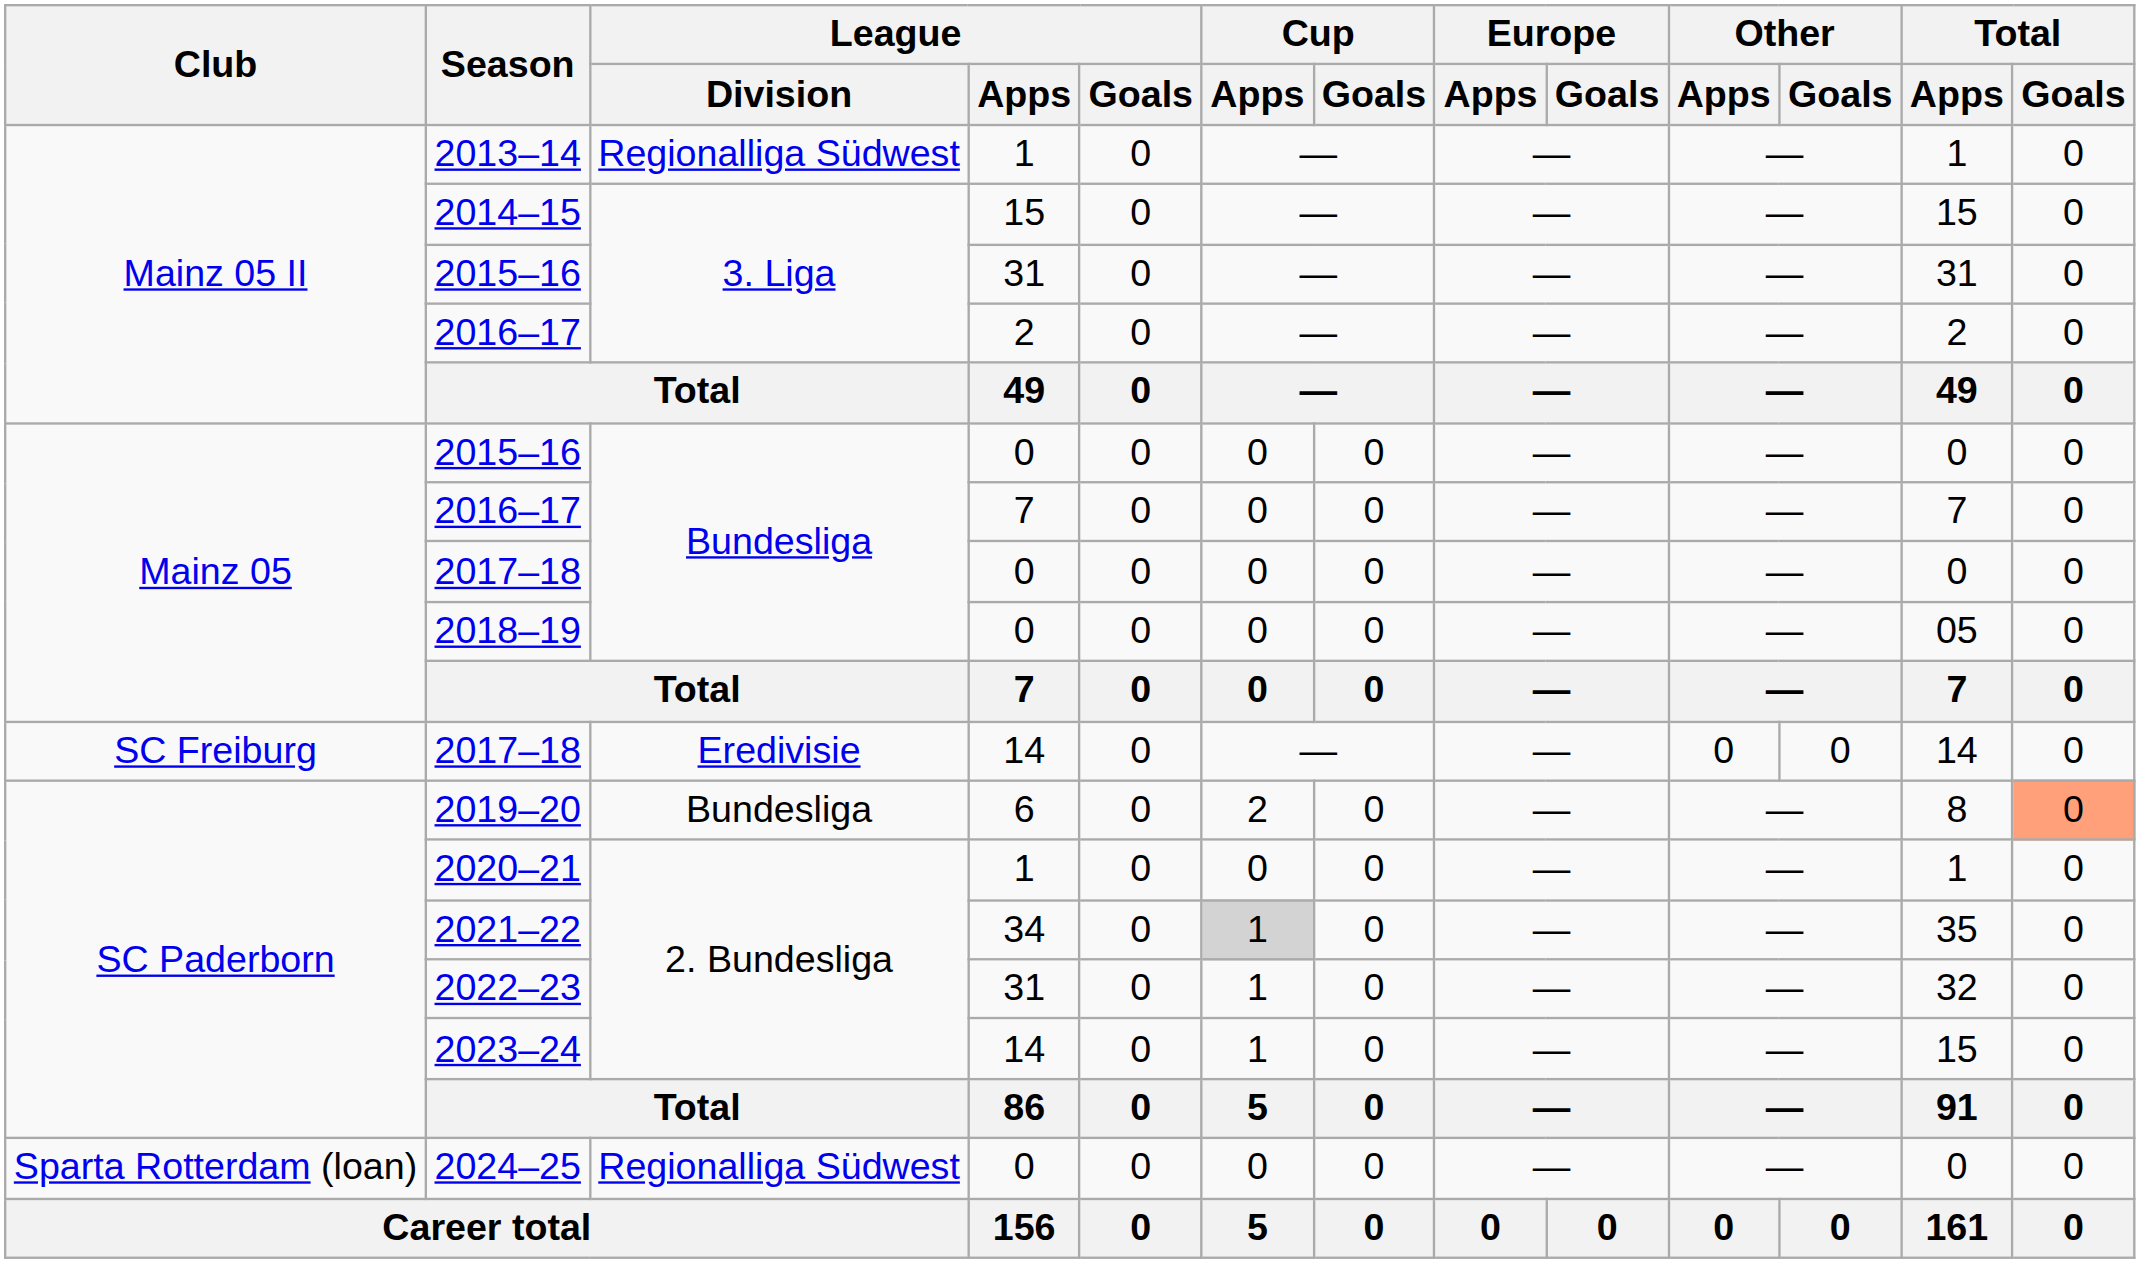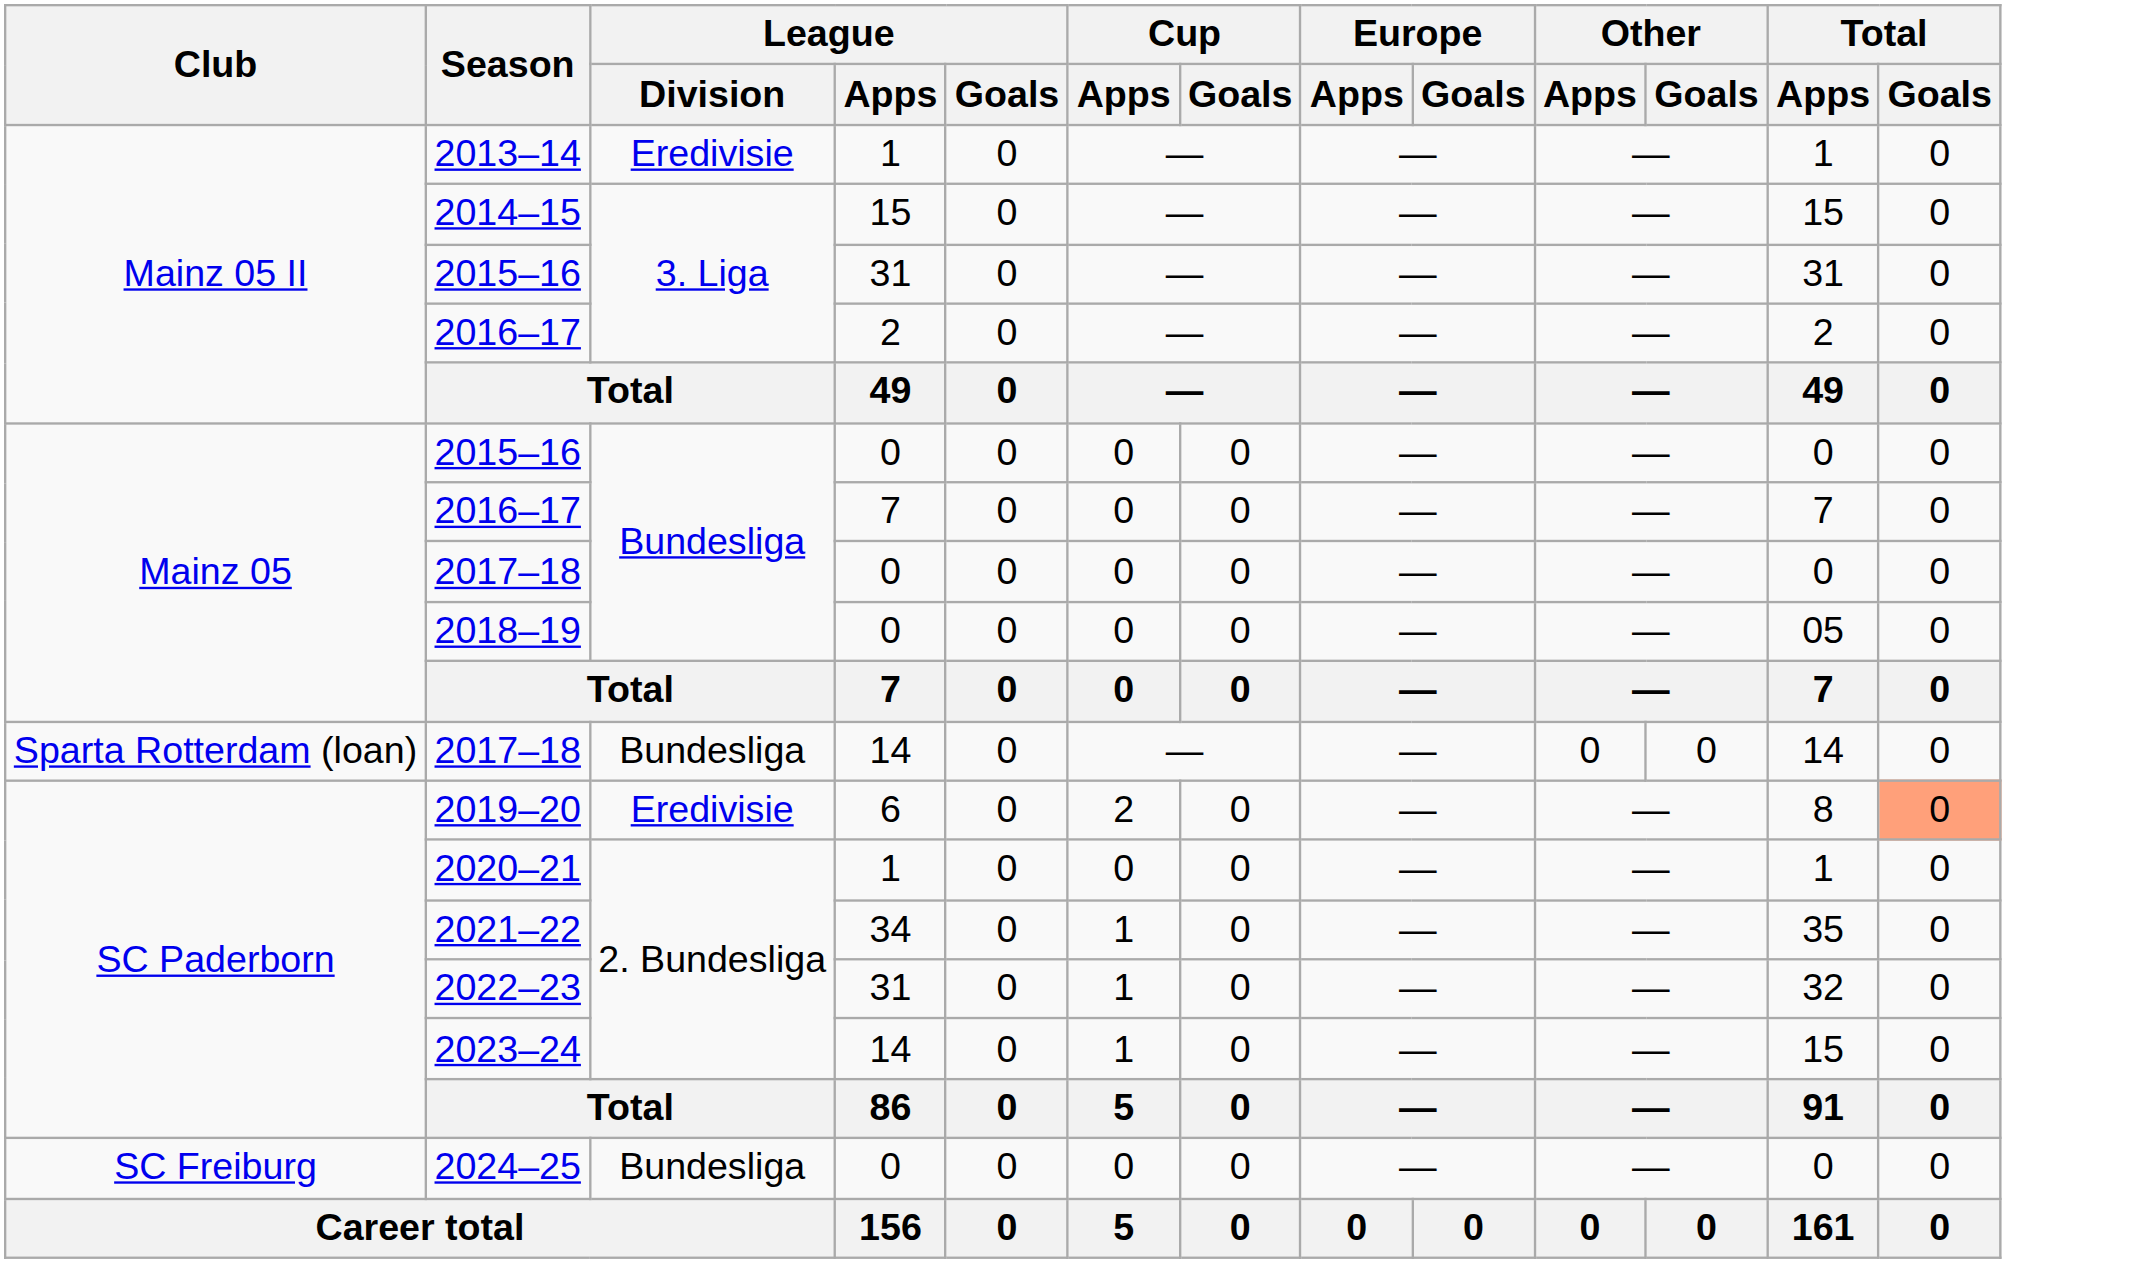(779, 153) Regionalliga Südwest -> (712, 153) Eredivisie
(215, 749) SC Freiburg -> (216, 749) Sparta Rotterdam (loan)
(779, 749) Eredivisie -> (712, 749) Bundesliga
(779, 809) Bundesliga -> (712, 809) Eredivisie
(1257, 928) lightgrey background -> (1124, 928) no background
(216, 1167) Sparta Rotterdam (loan) -> (215, 1167) SC Freiburg
(779, 1167) Regionalliga Südwest -> (712, 1167) Bundesliga
